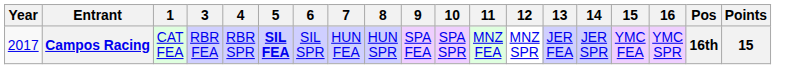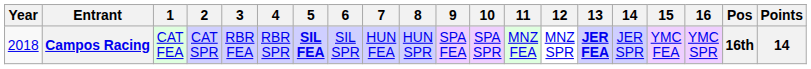+ column: (204, 15)
(23, 45) 2017 -> (23, 45) 2018
(560, 45) normal -> (595, 45) bold
(746, 45) 15 -> (782, 45) 14
